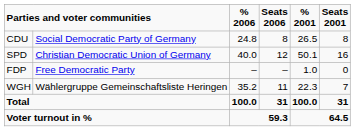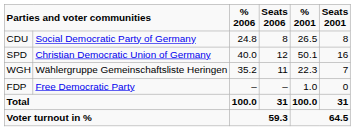rows swapped: (19, 86) <-> (17, 70)
